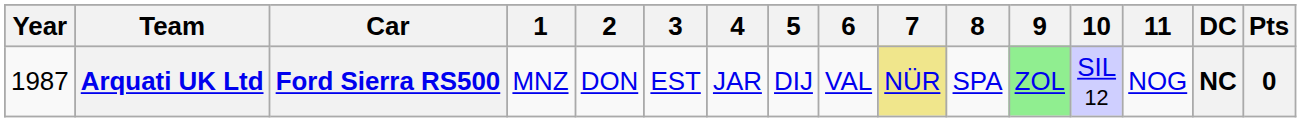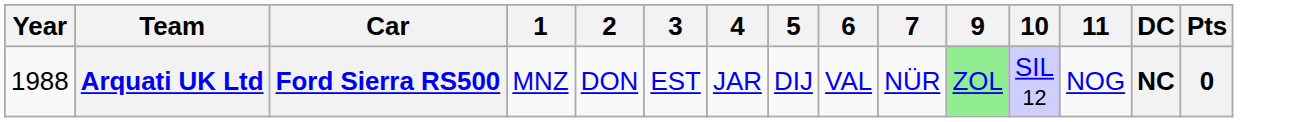- column: (978, 26)
(40, 81) 1987 -> (40, 81) 1988
(912, 81) khaki background -> (912, 81) no background
